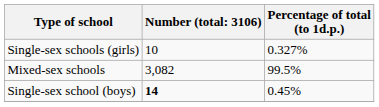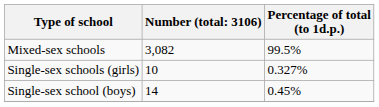rows swapped: (56, 70) <-> (73, 49)
(152, 91) bold -> (152, 91) normal
